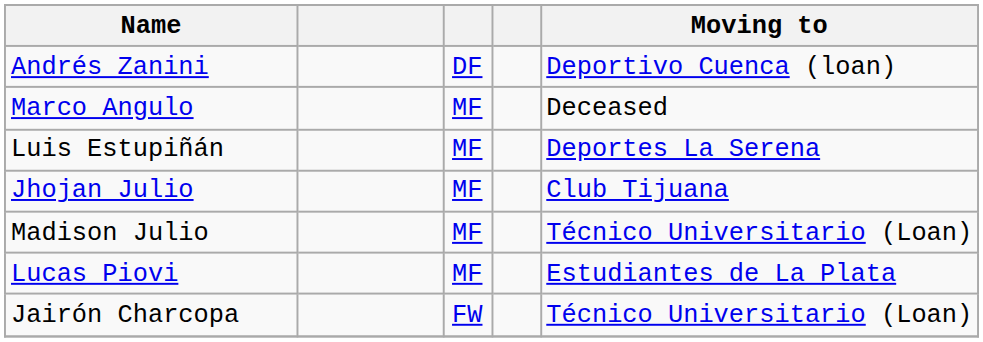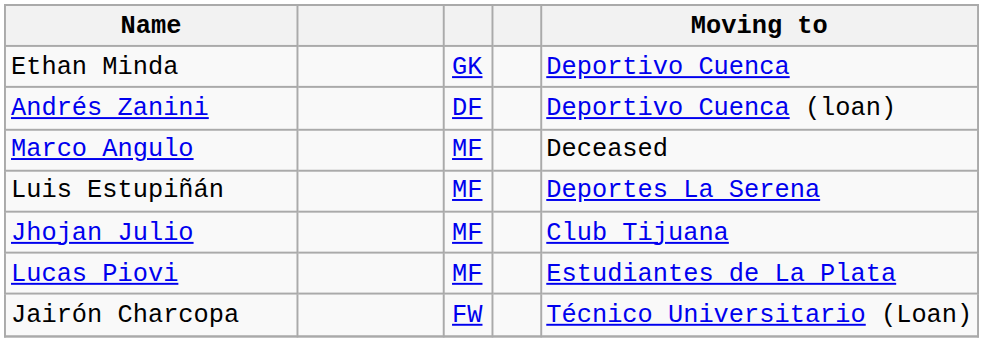+ row: (95, 67)
- row: (110, 232)
